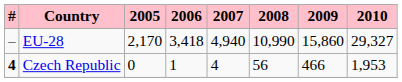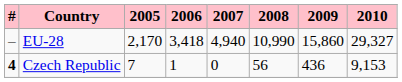(131, 65) 0 -> (131, 65) 7
(215, 65) 4 -> (215, 65) 0
(313, 65) 466 -> (313, 65) 436
(368, 65) 1,953 -> (368, 65) 9,153
